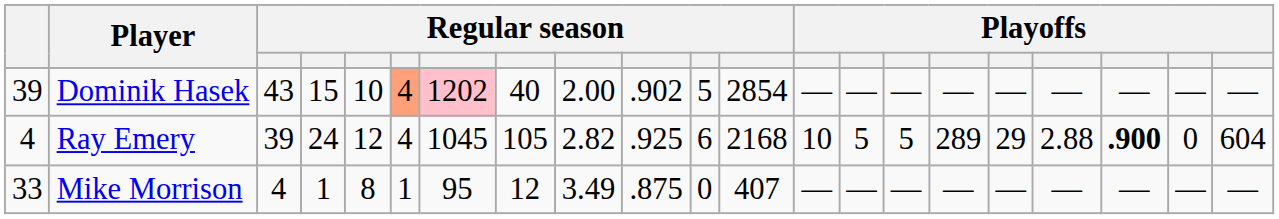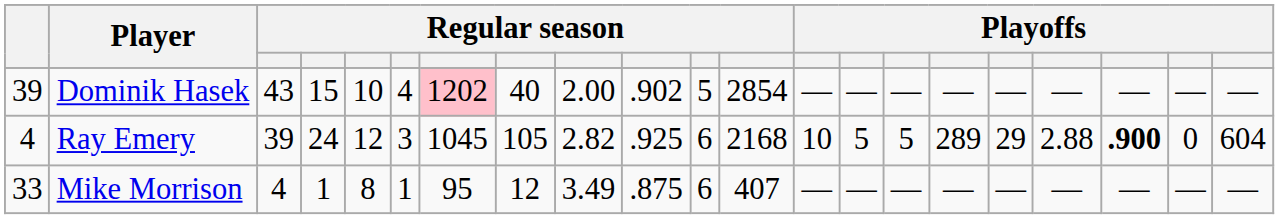(405, 91) lightsalmon background -> (405, 91) no background
(405, 139) 4 -> (405, 139) 3
(705, 188) 0 -> (705, 188) 6
